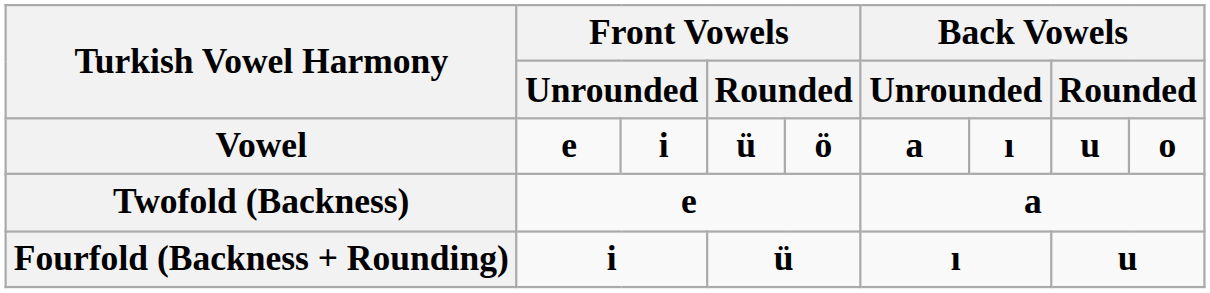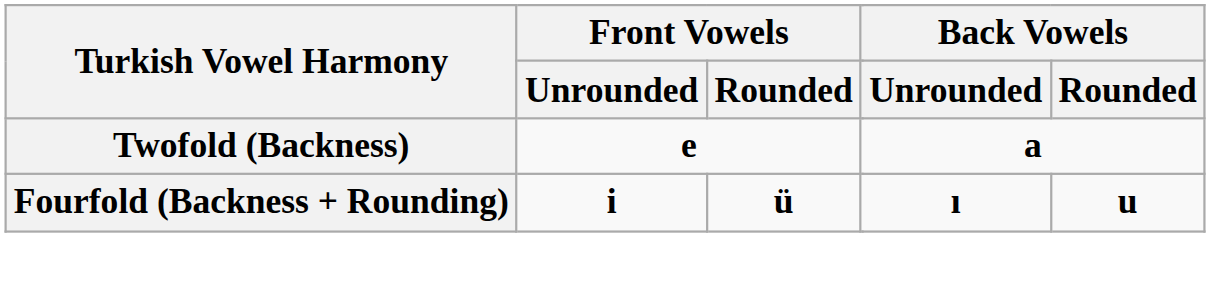- row: (261, 145)
